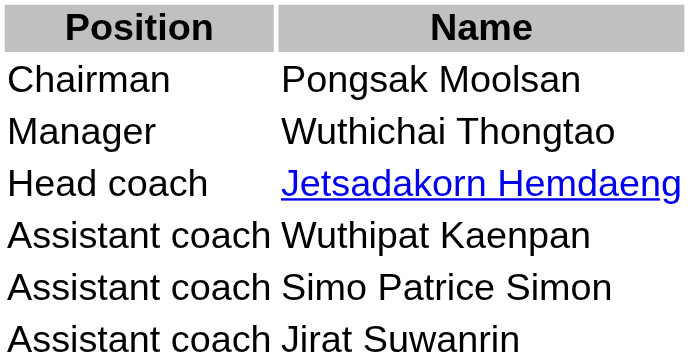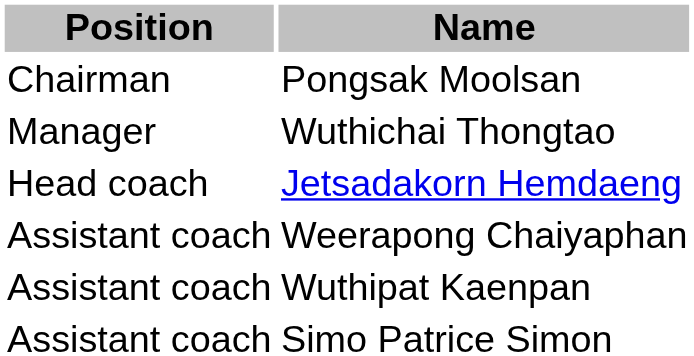+ row: (484, 235)
- row: (401, 339)
